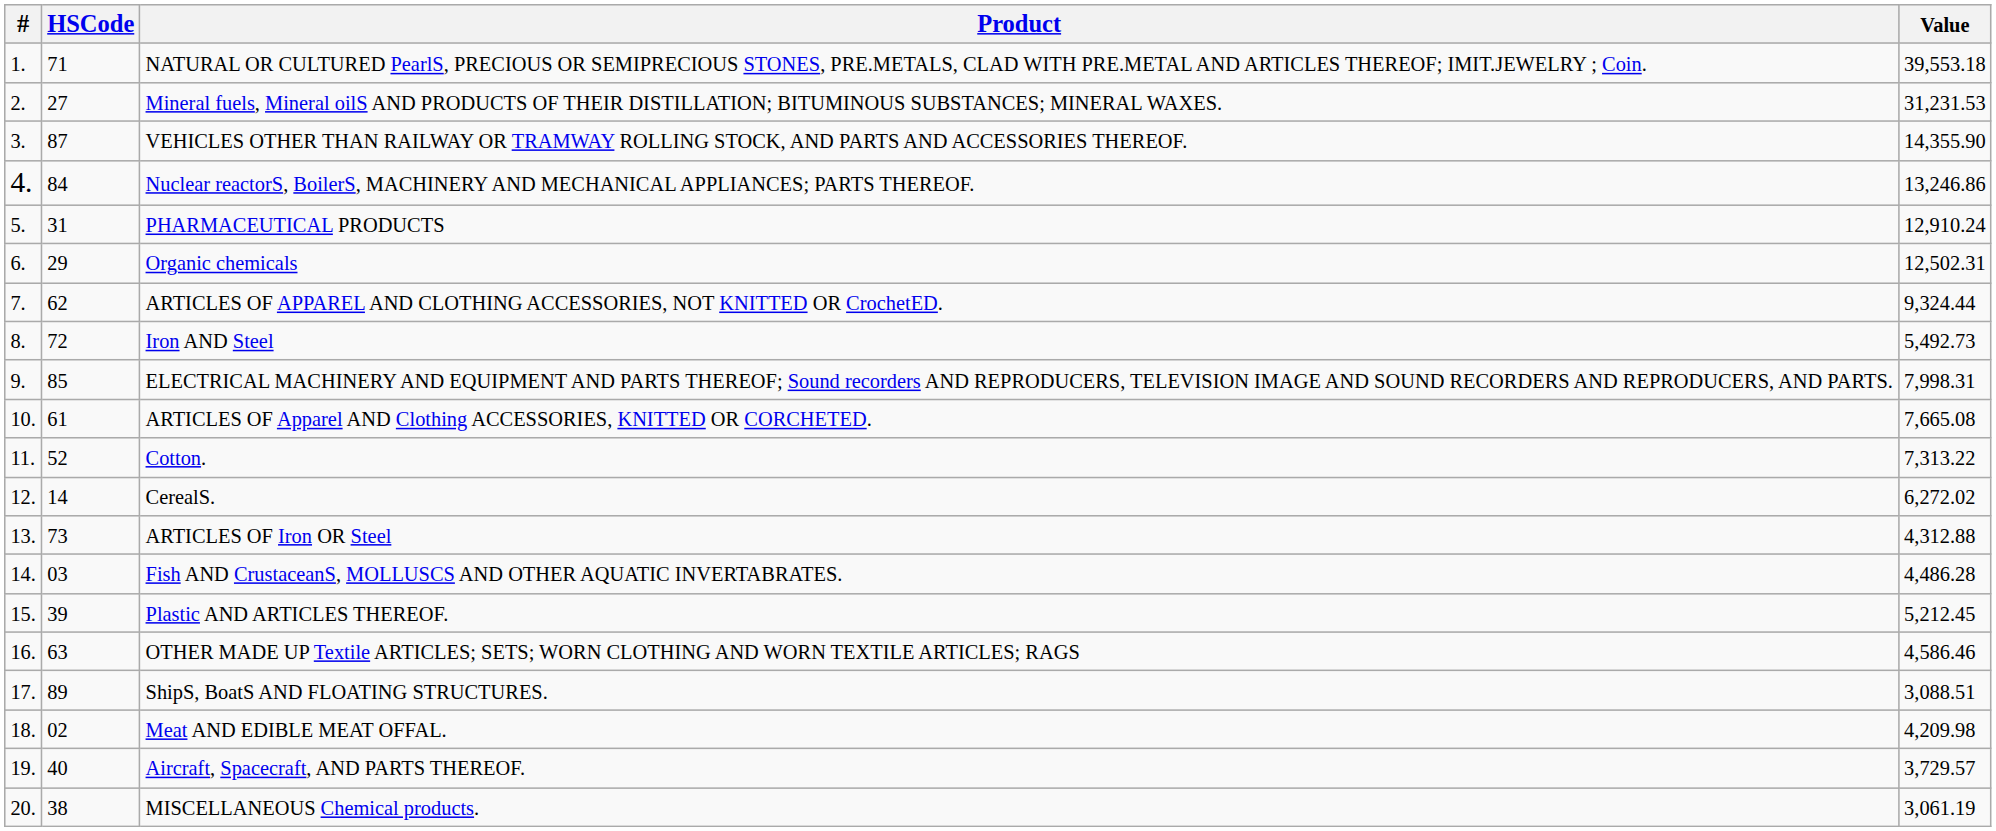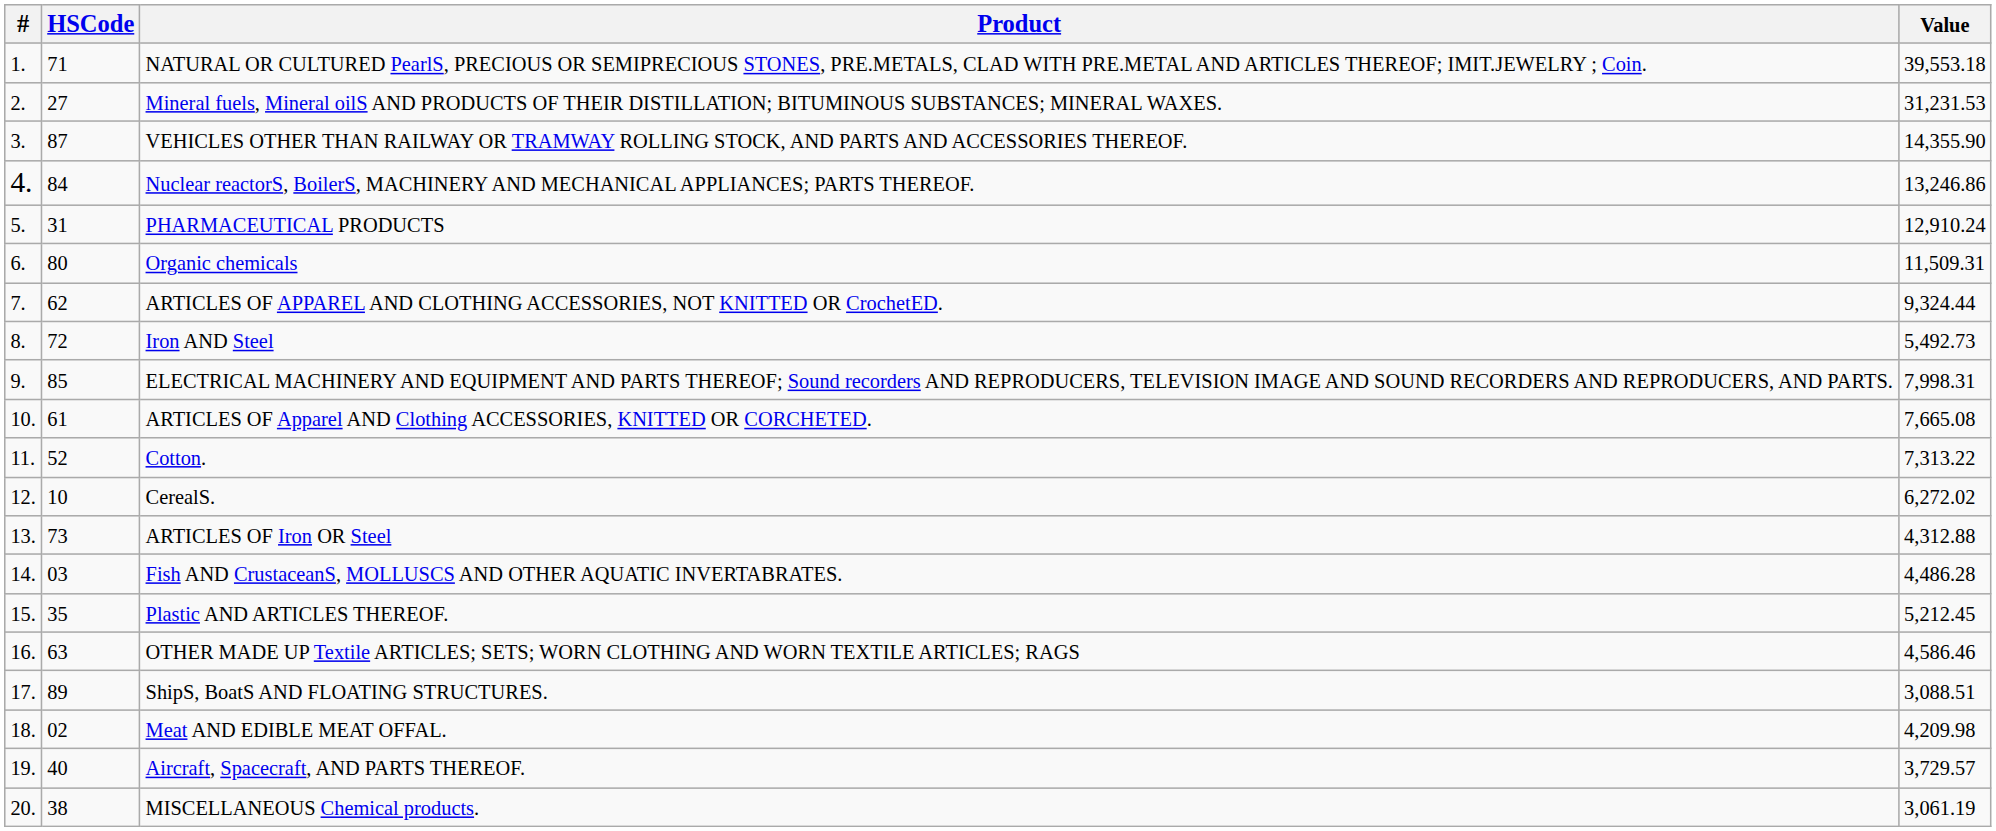(57, 264) 29 -> (57, 264) 80
(1945, 264) 12,502.31 -> (1945, 264) 11,509.31
(57, 497) 14 -> (57, 497) 10
(57, 613) 39 -> (57, 613) 35
